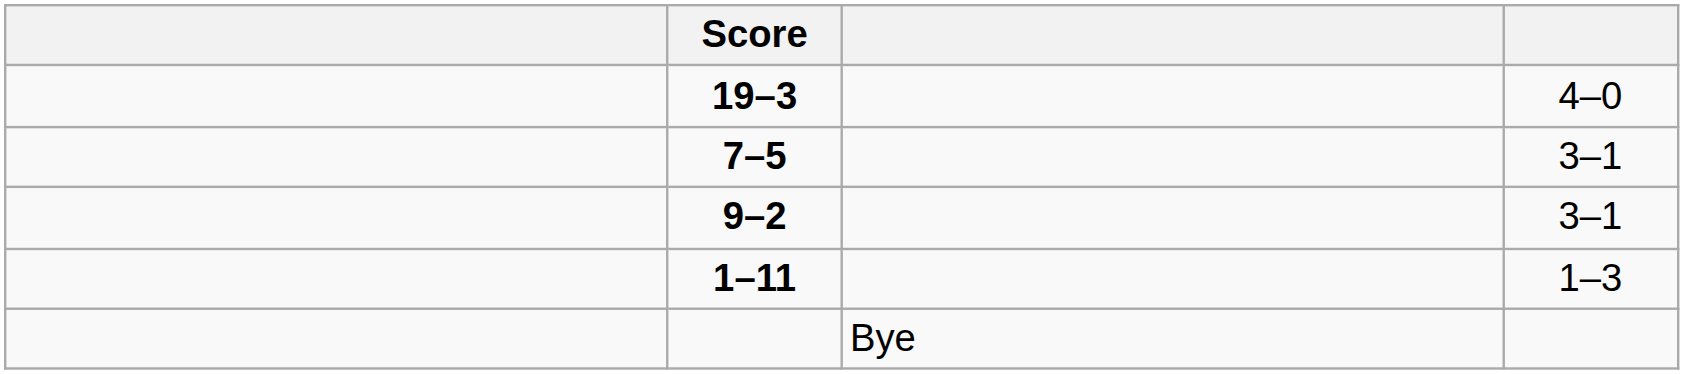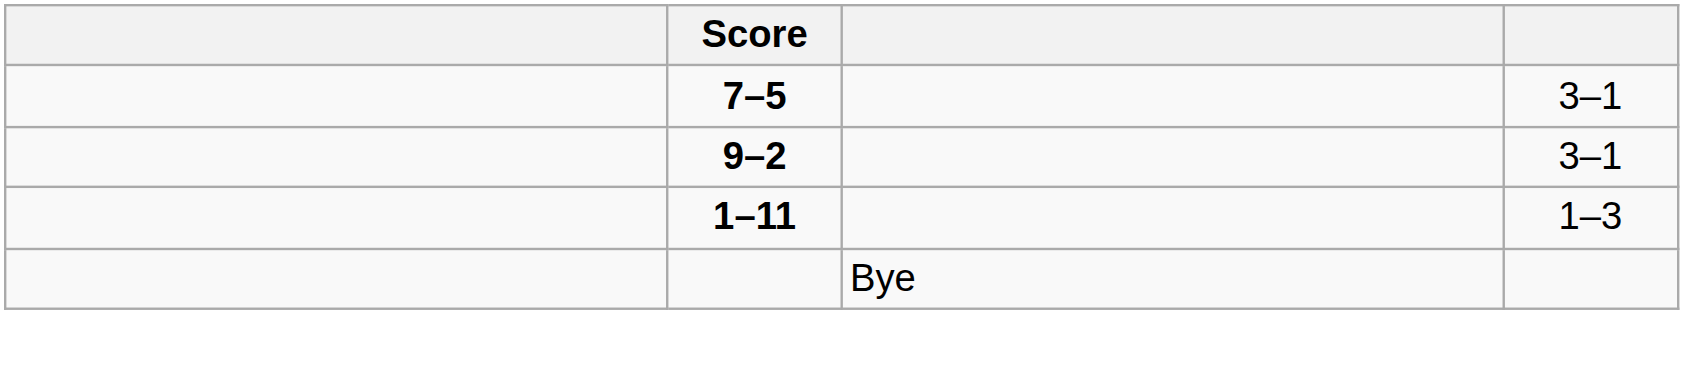- row: (755, 95)
